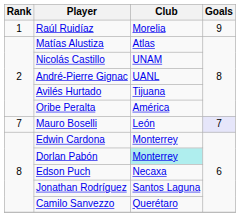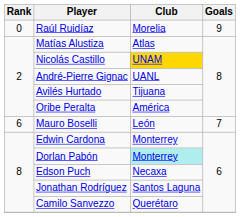(19, 28) 1 -> (19, 28) 0
(147, 60) no background -> (147, 60) gold background
(19, 124) 7 -> (19, 124) 6
(219, 124) lavender background -> (219, 124) no background
